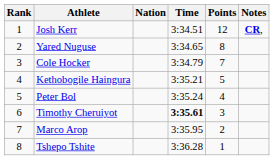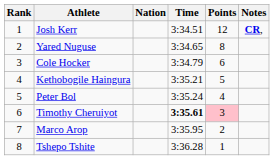(222, 63) 7 -> (222, 63) 6
(222, 113) no background -> (222, 113) pink background
